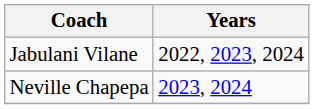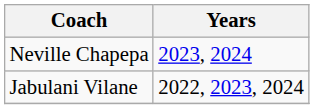rows swapped: (79, 86) <-> (74, 53)
